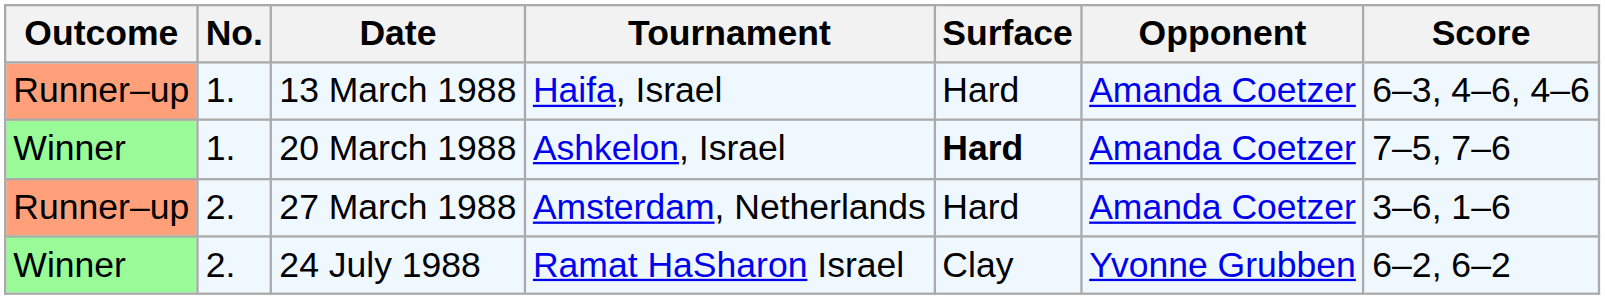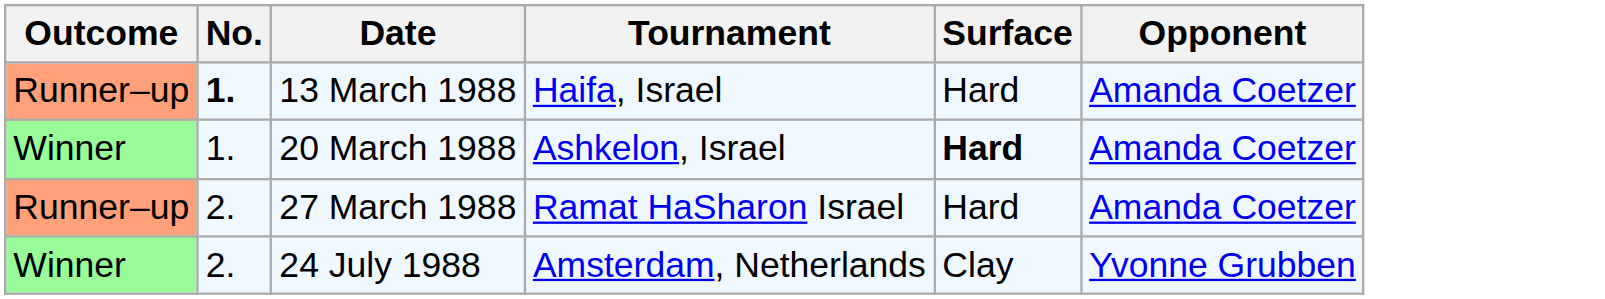- column: (1481, 32)
(220, 90) normal -> (220, 90) bold
(729, 205) Amsterdam, Netherlands -> (719, 205) Ramat HaSharon Israel
(719, 263) Ramat HaSharon Israel -> (729, 263) Amsterdam, Netherlands
